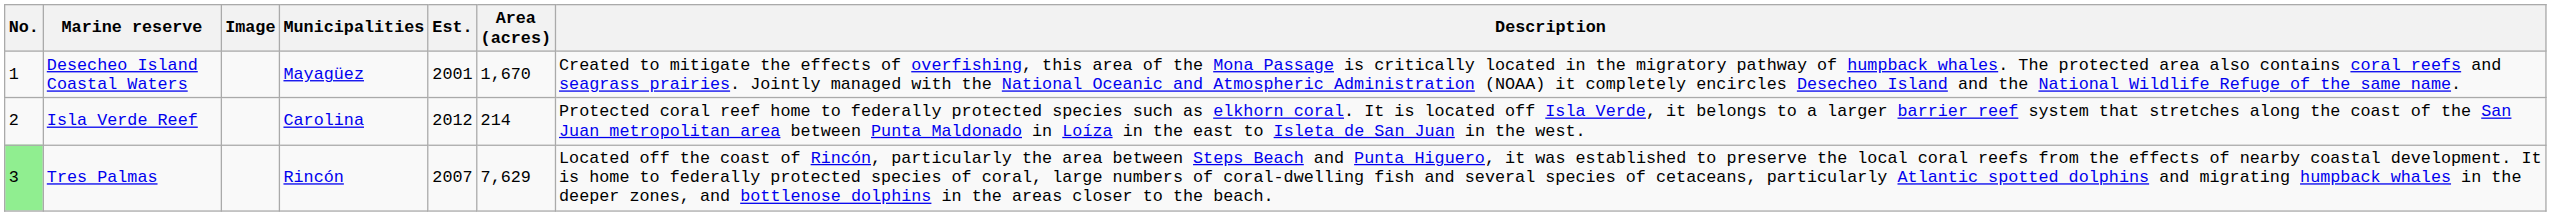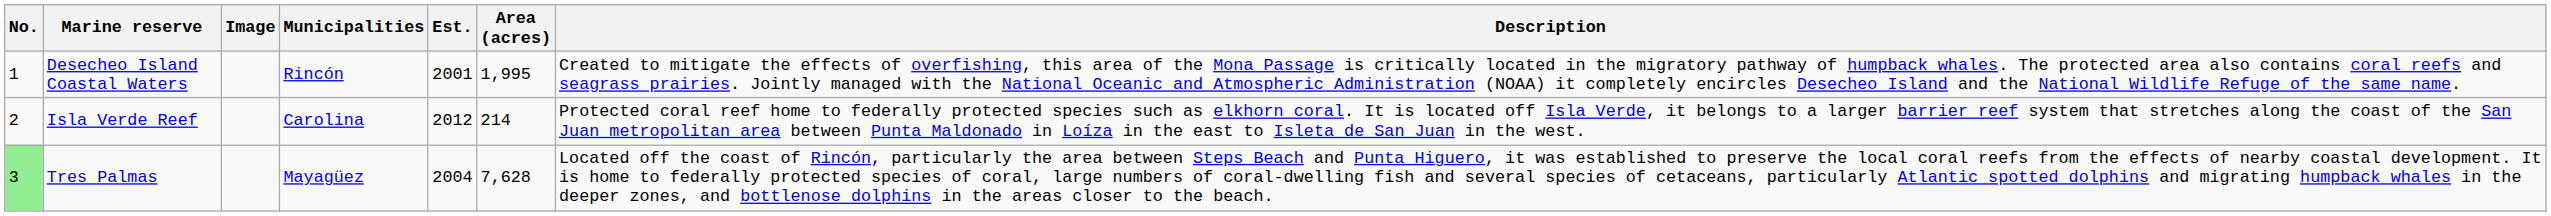(324, 75) Mayagüez -> (314, 75) Rincón
(506, 75) 1,670 -> (506, 75) 1,995
(314, 178) Rincón -> (324, 178) Mayagüez
(452, 178) 2007 -> (452, 178) 2004
(506, 178) 7,629 -> (506, 178) 7,628
